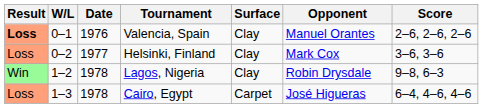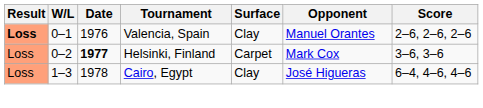(94, 53) normal -> (94, 53) bold
(247, 53) Clay -> (253, 53) Carpet
- row: (164, 73)
(253, 93) Carpet -> (247, 73) Clay
